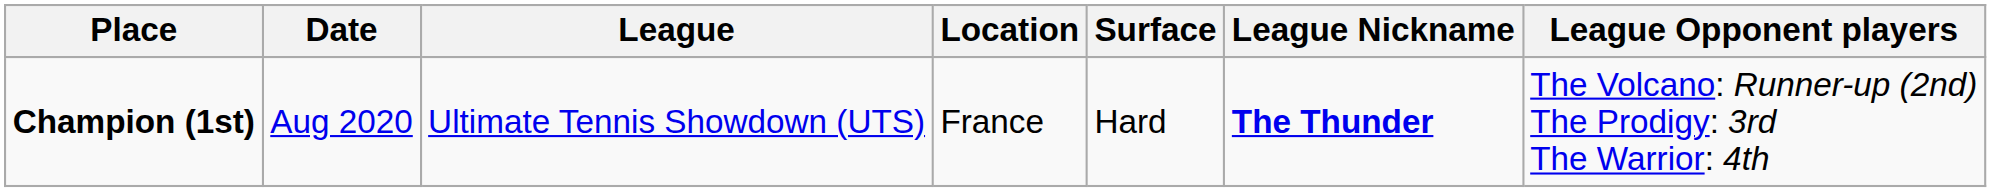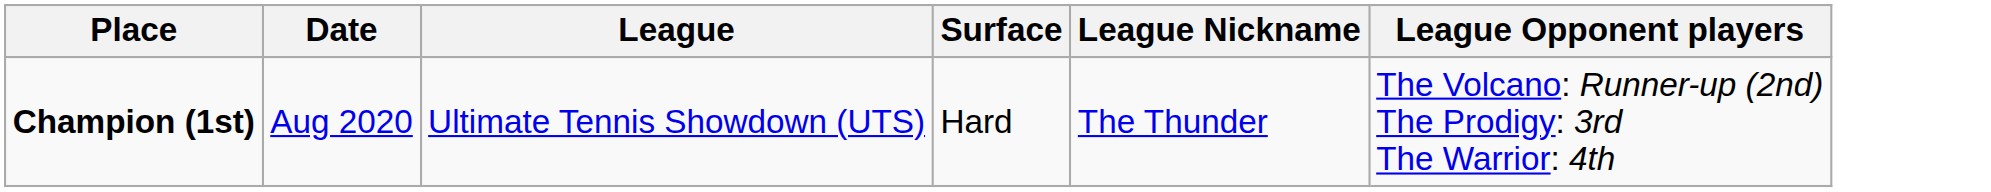- column: (1010, 30)
(1333, 121) bold -> (1173, 121) normal
